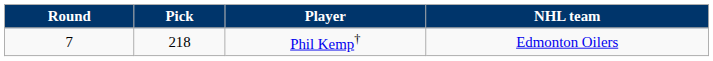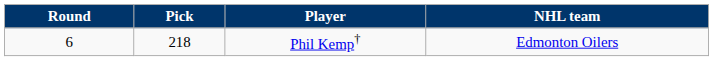(69, 41) 7 -> (69, 41) 6
